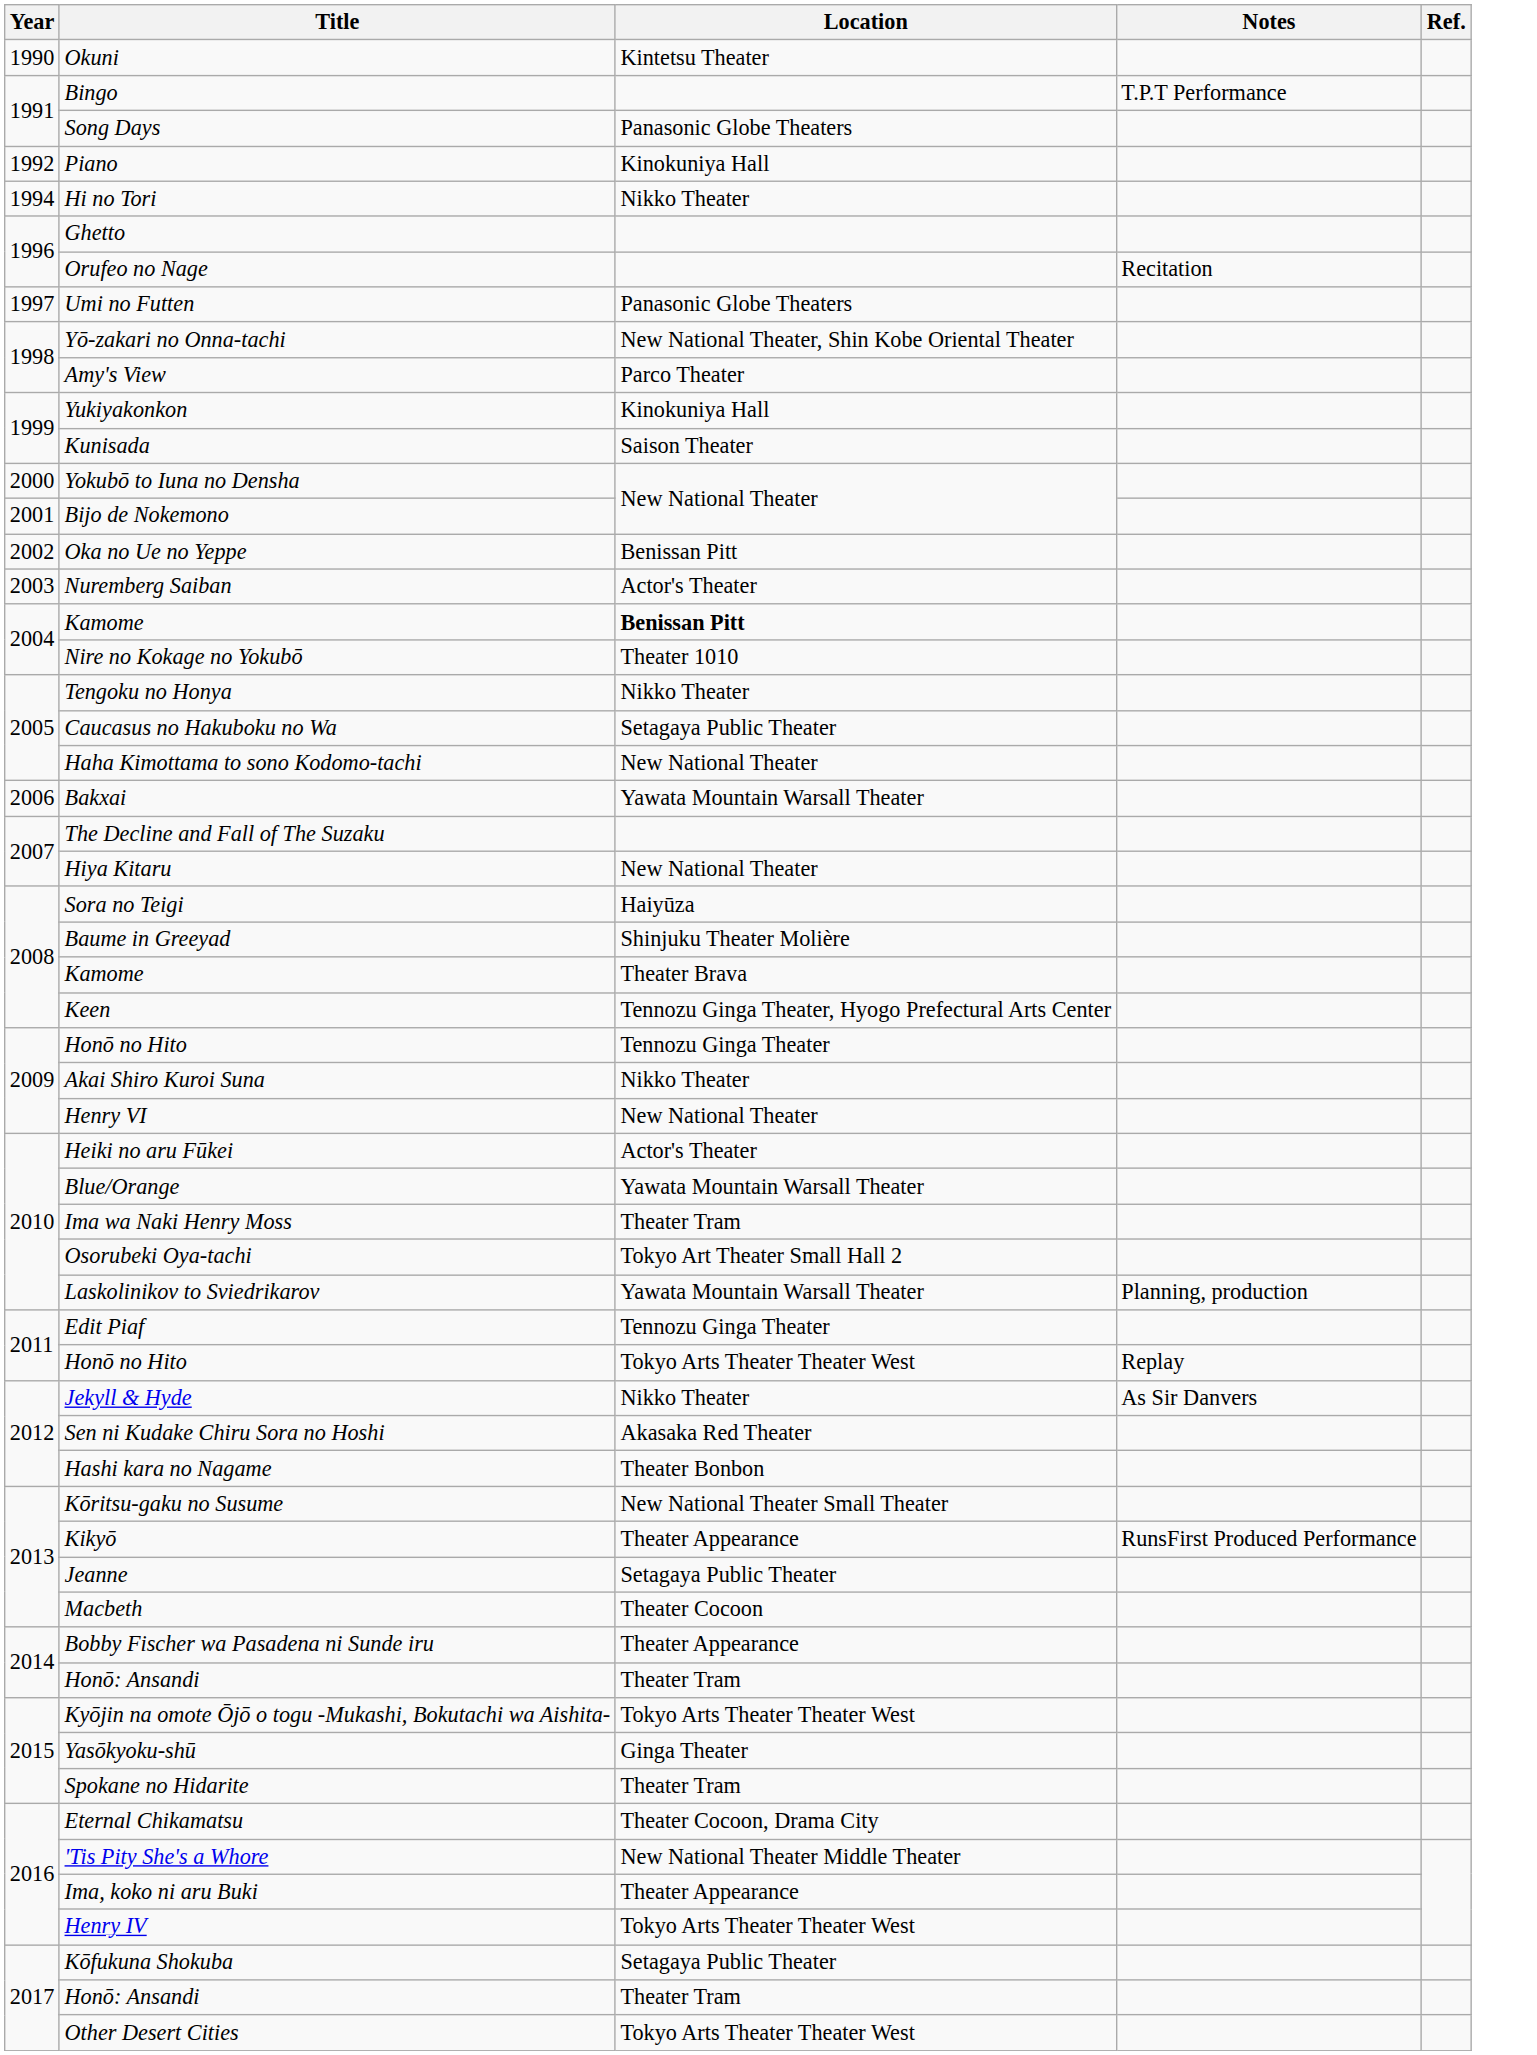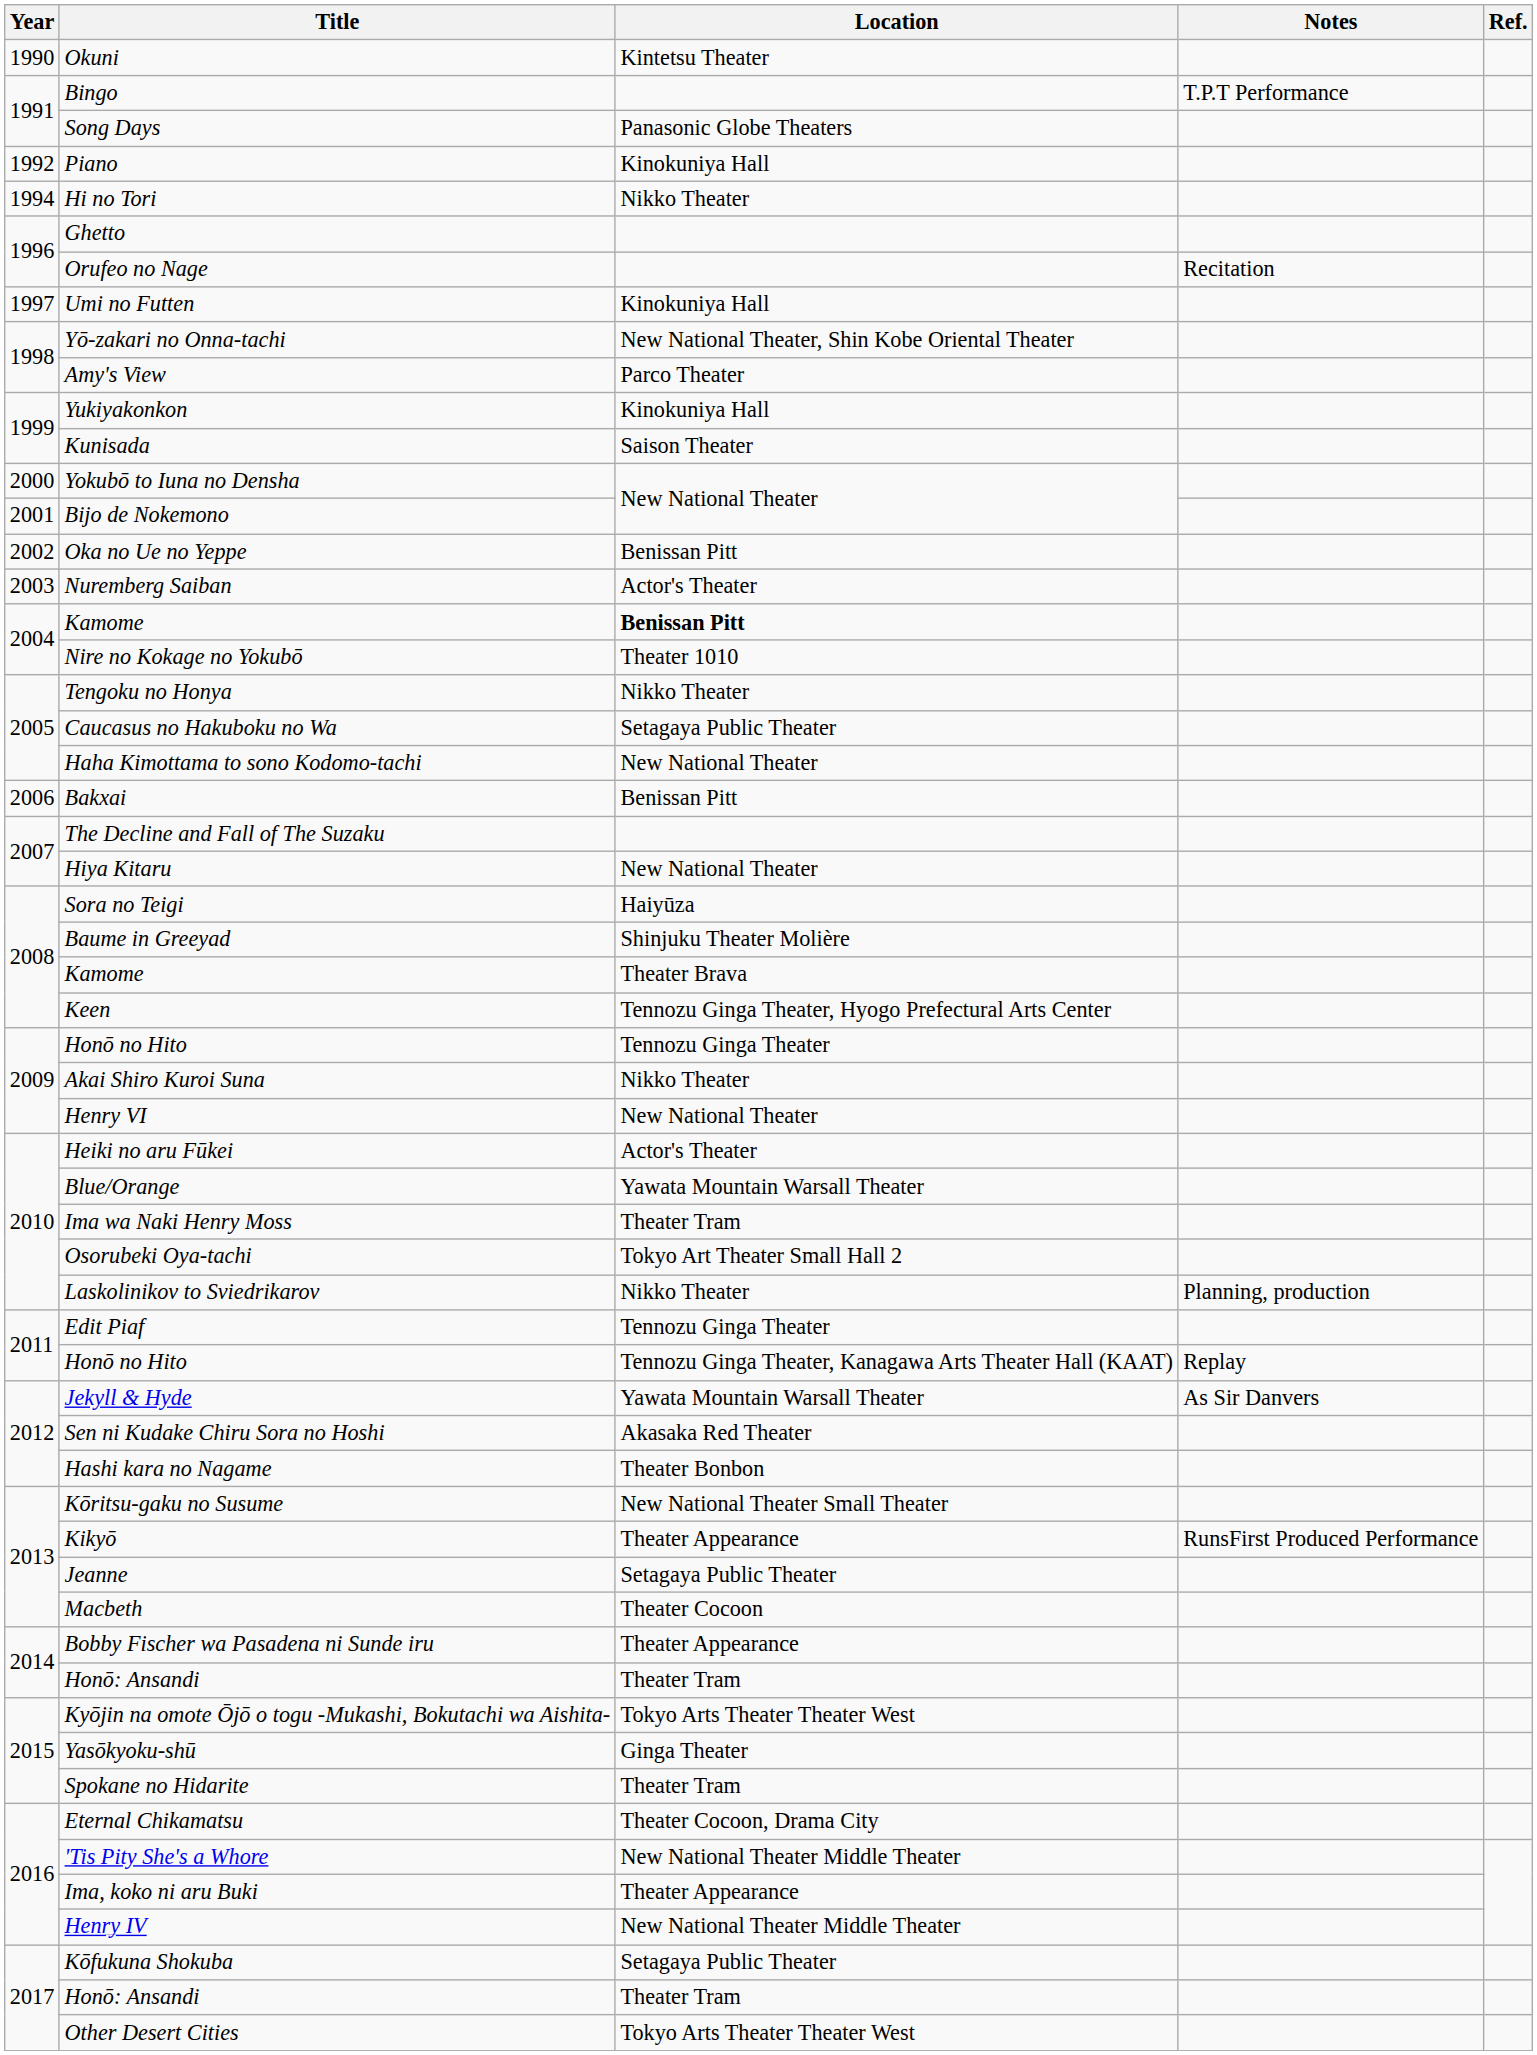(736, 304) Panasonic Globe Theaters -> (695, 304) Kinokuniya Hall
(772, 798) Yawata Mountain Warsall Theater -> (679, 798) Benissan Pitt
(772, 1291) Yawata Mountain Warsall Theater -> (685, 1291) Nikko Theater
(768, 1362) Tokyo Arts Theater Theater West -> (897, 1362) Tennozu Ginga Theater, Kanagawa Arts Theater Hall (KAAT)
(685, 1397) Nikko Theater -> (772, 1397) Yawata Mountain Warsall Theater
(768, 1926) Tokyo Arts Theater Theater West -> (791, 1926) New National Theater Middle Theater
